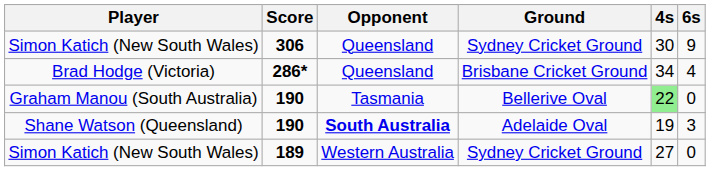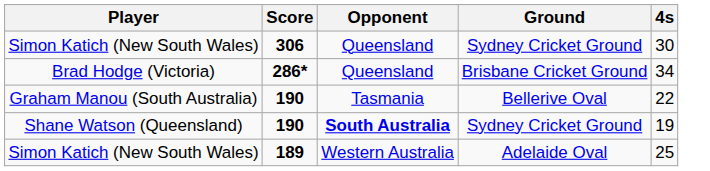- column: (691, 17)
(665, 98) lightgreen background -> (665, 98) no background
(555, 125) Adelaide Oval -> (555, 125) Sydney Cricket Ground
(555, 152) Sydney Cricket Ground -> (555, 152) Adelaide Oval
(665, 152) 27 -> (665, 152) 25
